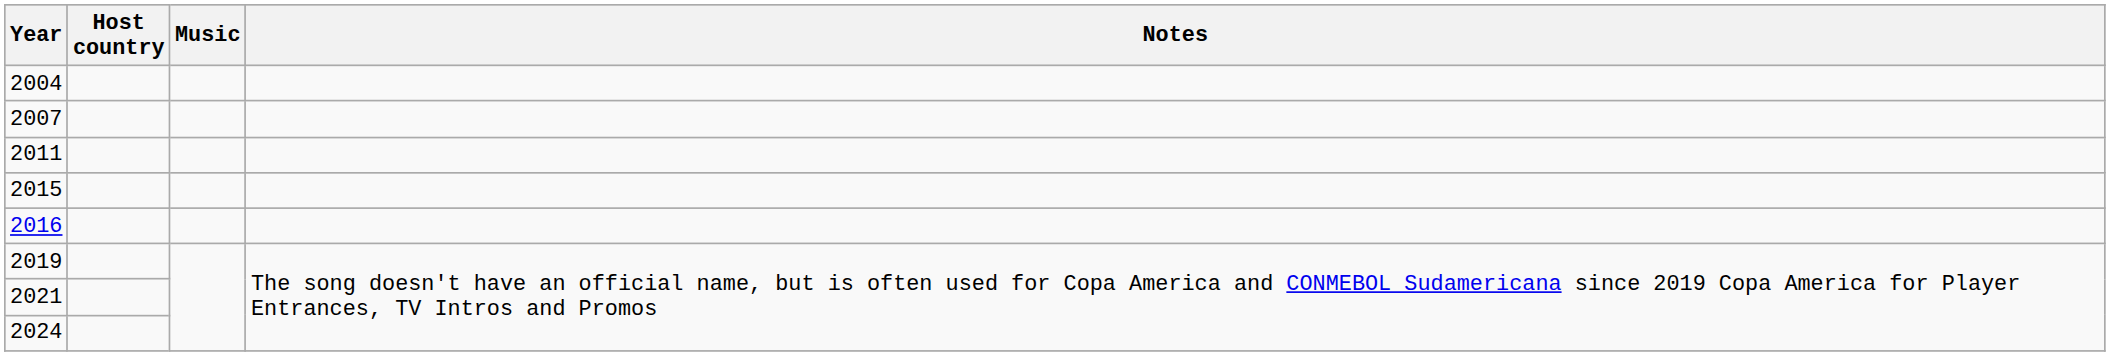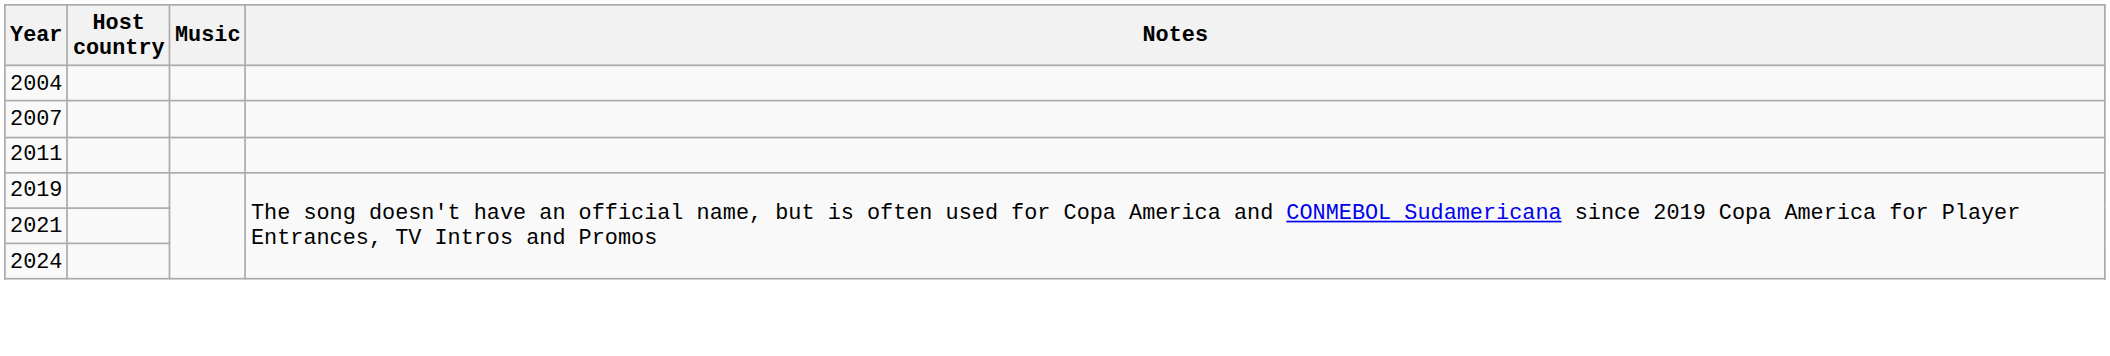- row: (36, 190)
- row: (36, 226)
